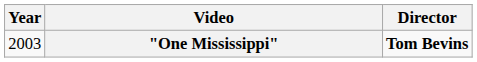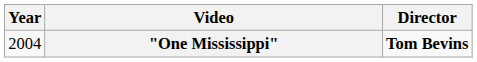(25, 43) 2003 -> (25, 43) 2004
